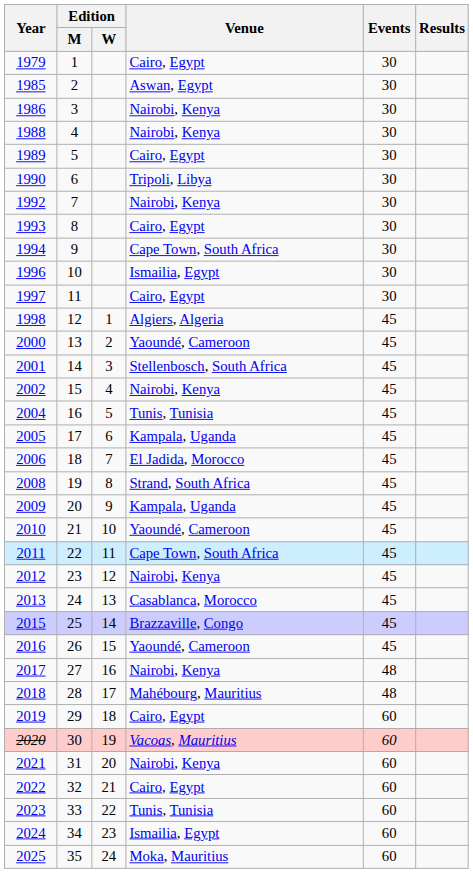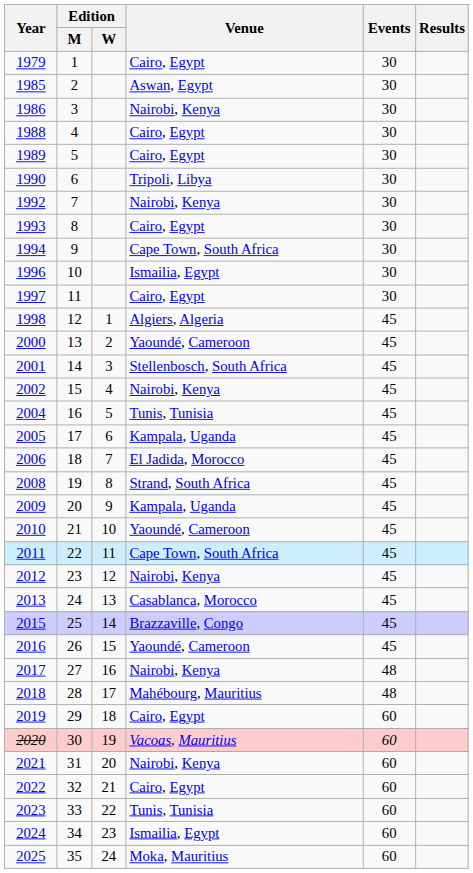(175, 132) Nairobi, Kenya -> (167, 132) Cairo, Egypt
